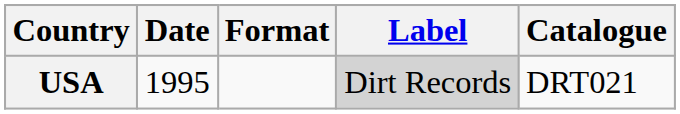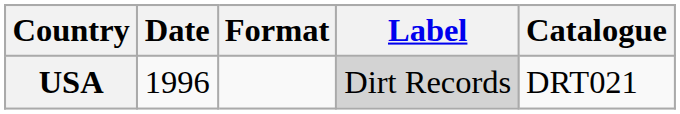(177, 81) 1995 -> (177, 81) 1996
